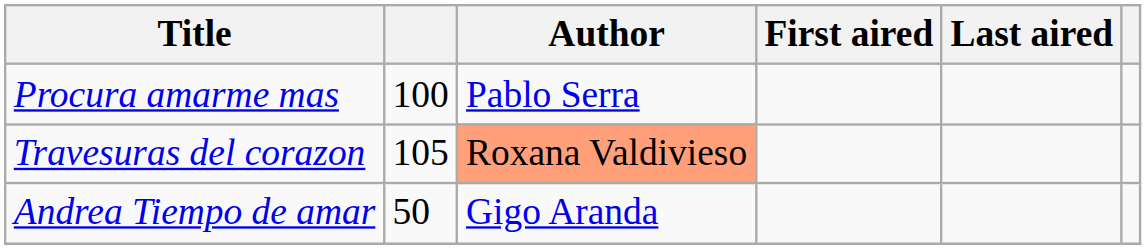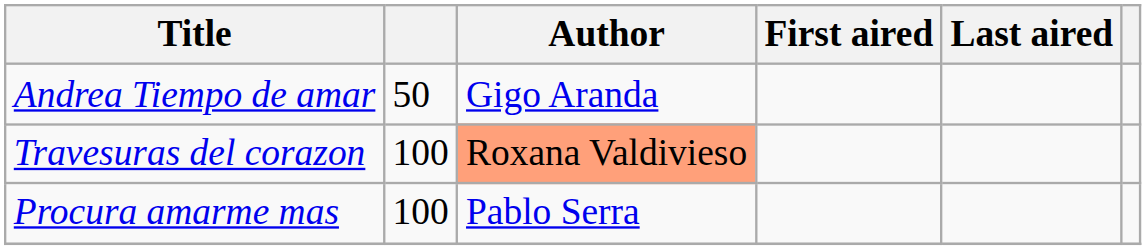rows swapped: (195, 212) <-> (176, 93)
(421, 152) 105 -> (421, 152) 100
